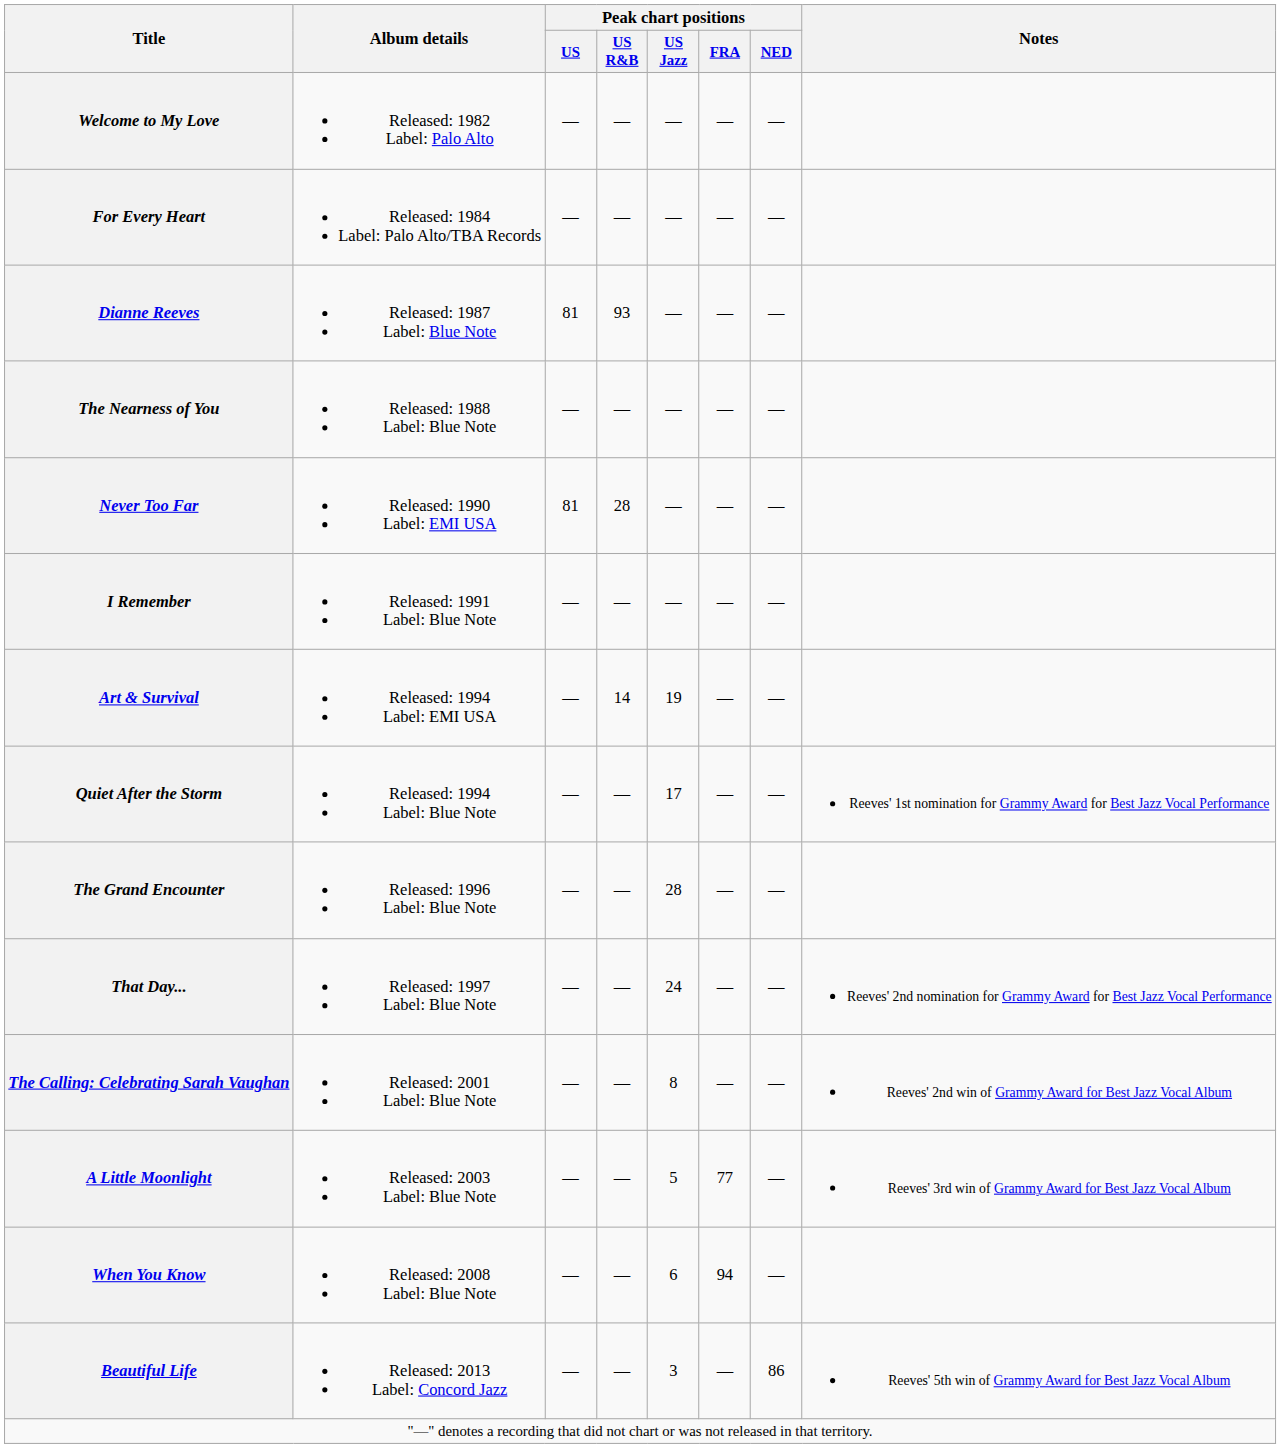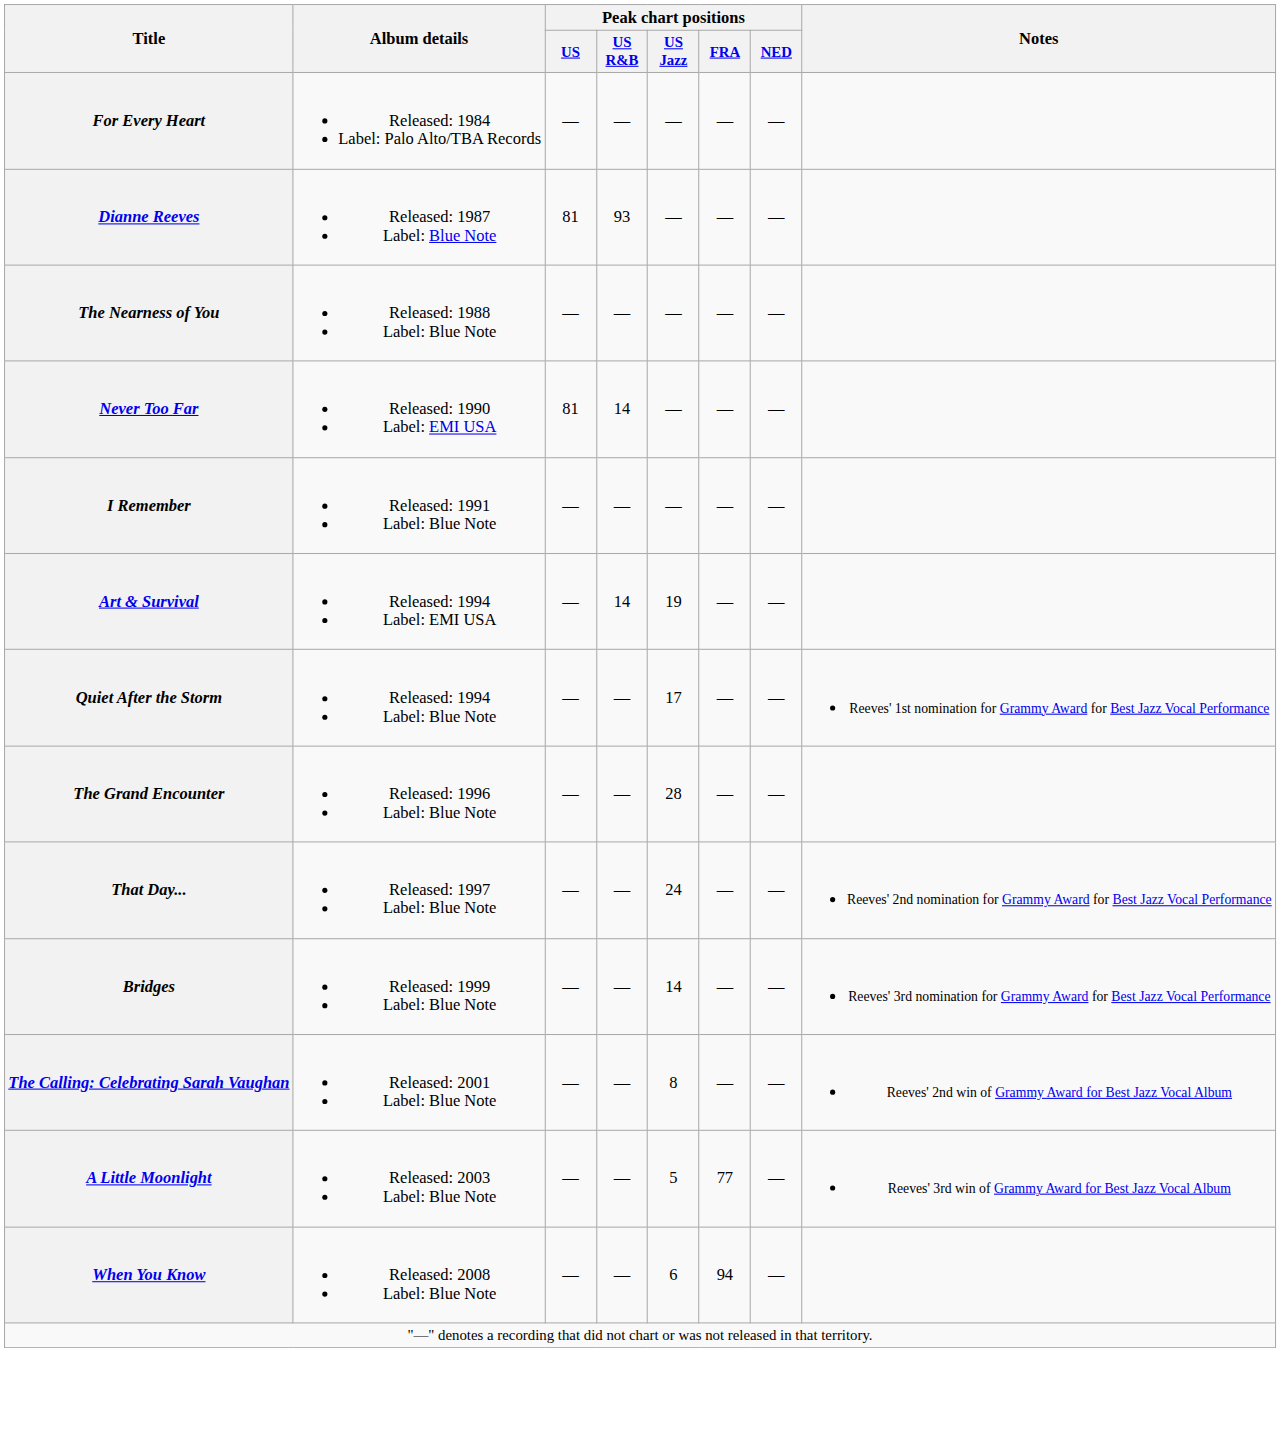- row: (149, 120)
(622, 505) 28 -> (622, 409) 14
+ row: (149, 986)
- row: (149, 1370)
